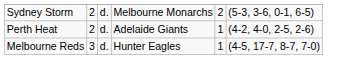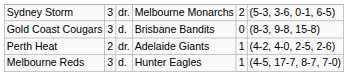(92, 12) 2 -> (110, 12) 3
(104, 12) d. -> (124, 12) dr.
+ row: (55, 29)
(104, 29) d. -> (124, 46) dr.
